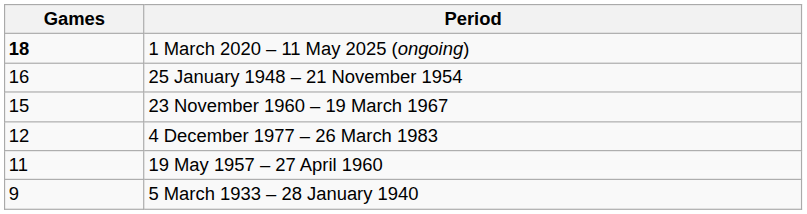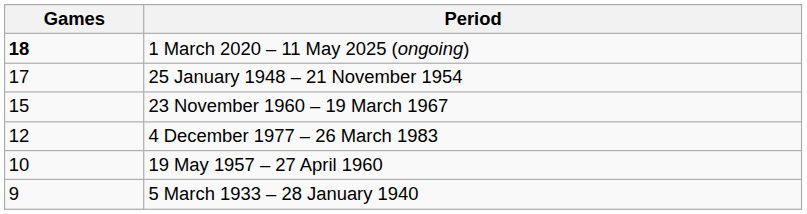(19, 77) 16 -> (19, 77) 17
(18, 164) 11 -> (19, 164) 10
